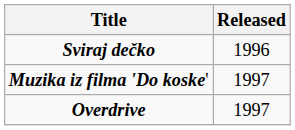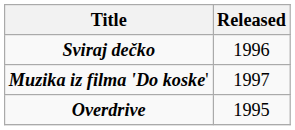(252, 109) 1997 -> (252, 109) 1995
